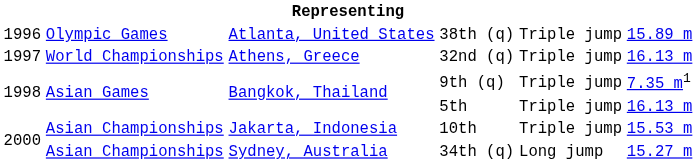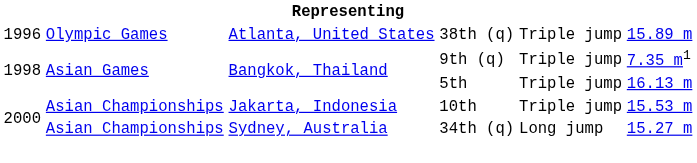- row: (477, 57)
